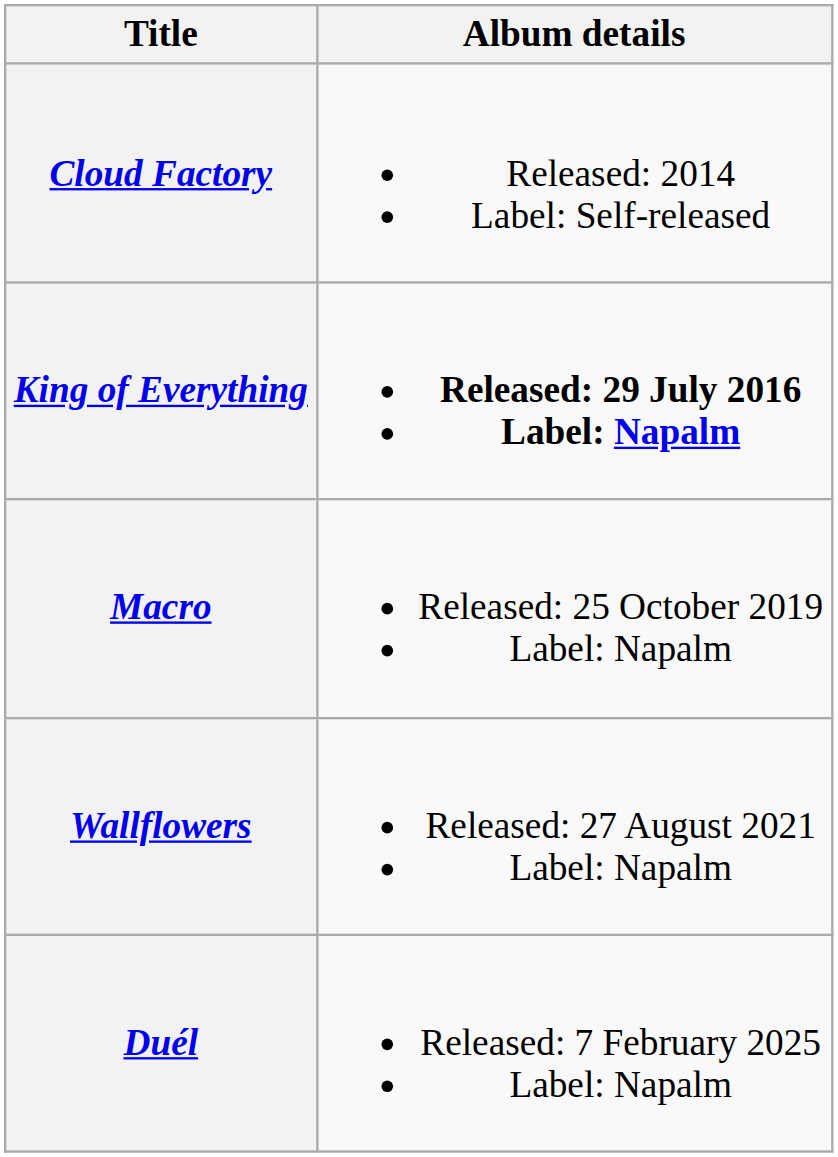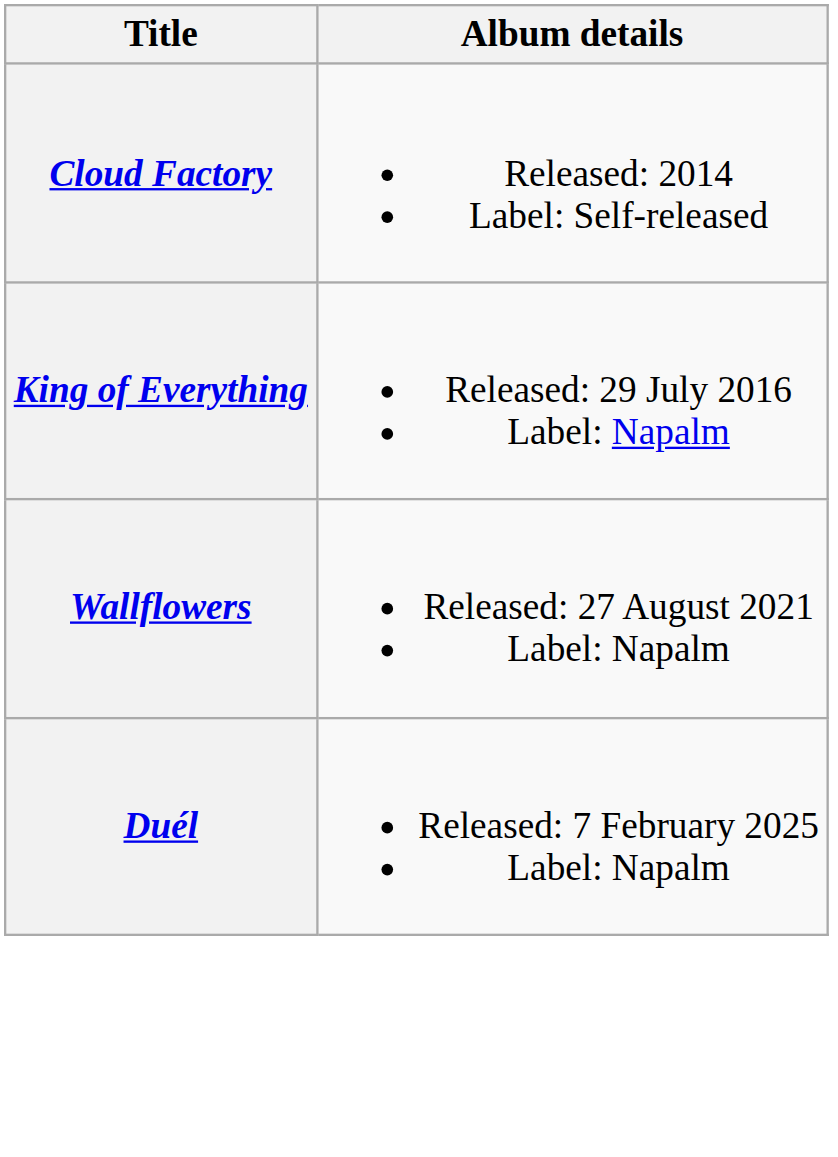(574, 412) bold -> (572, 412) normal
- row: (161, 607)
